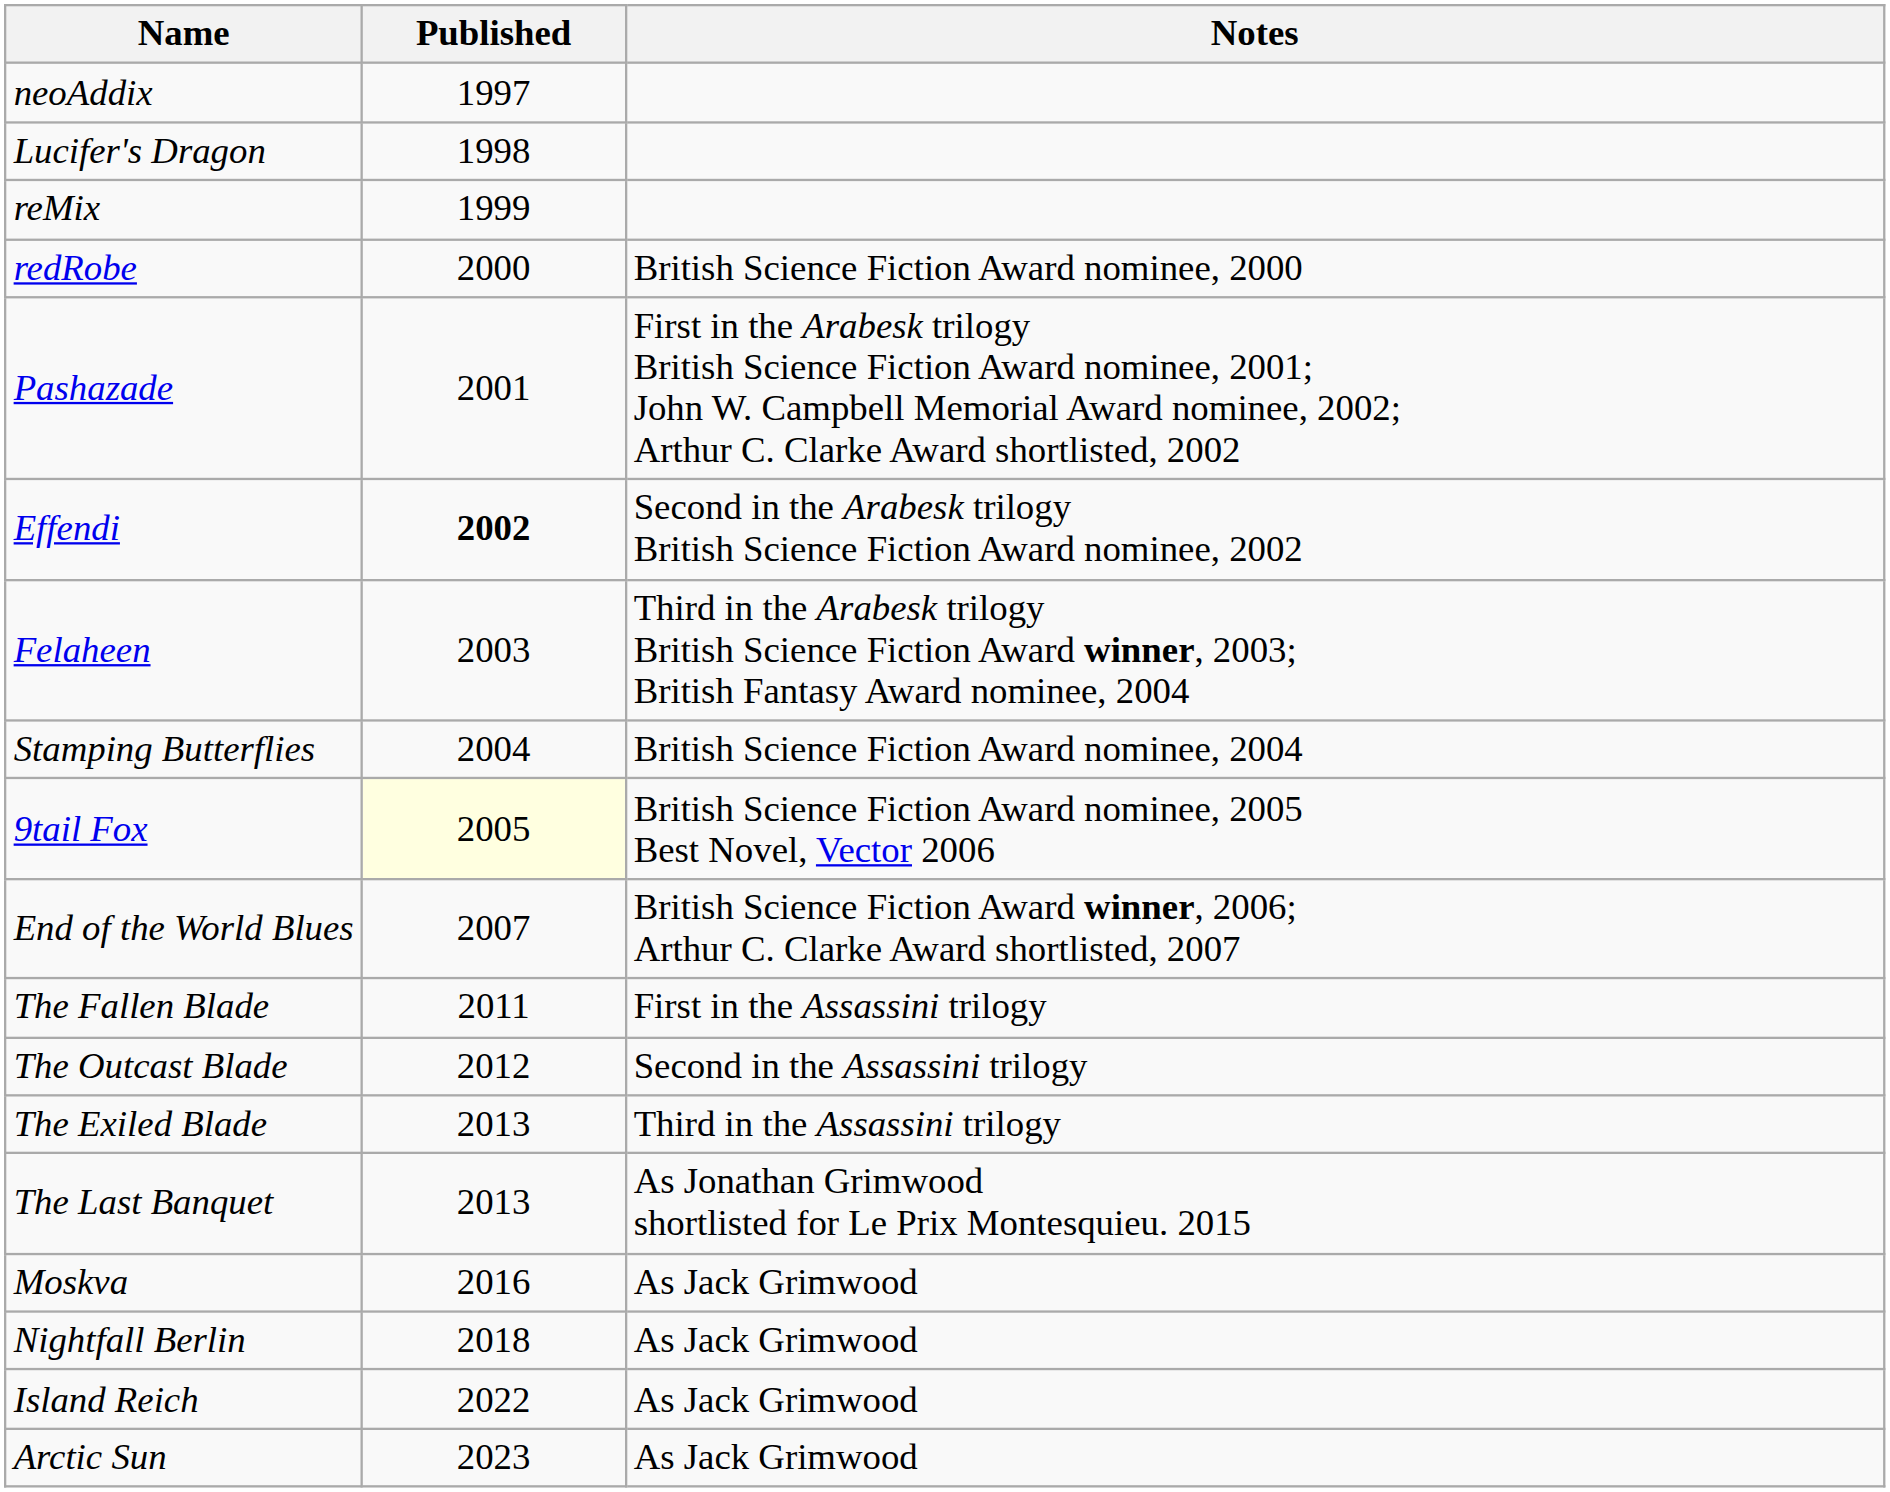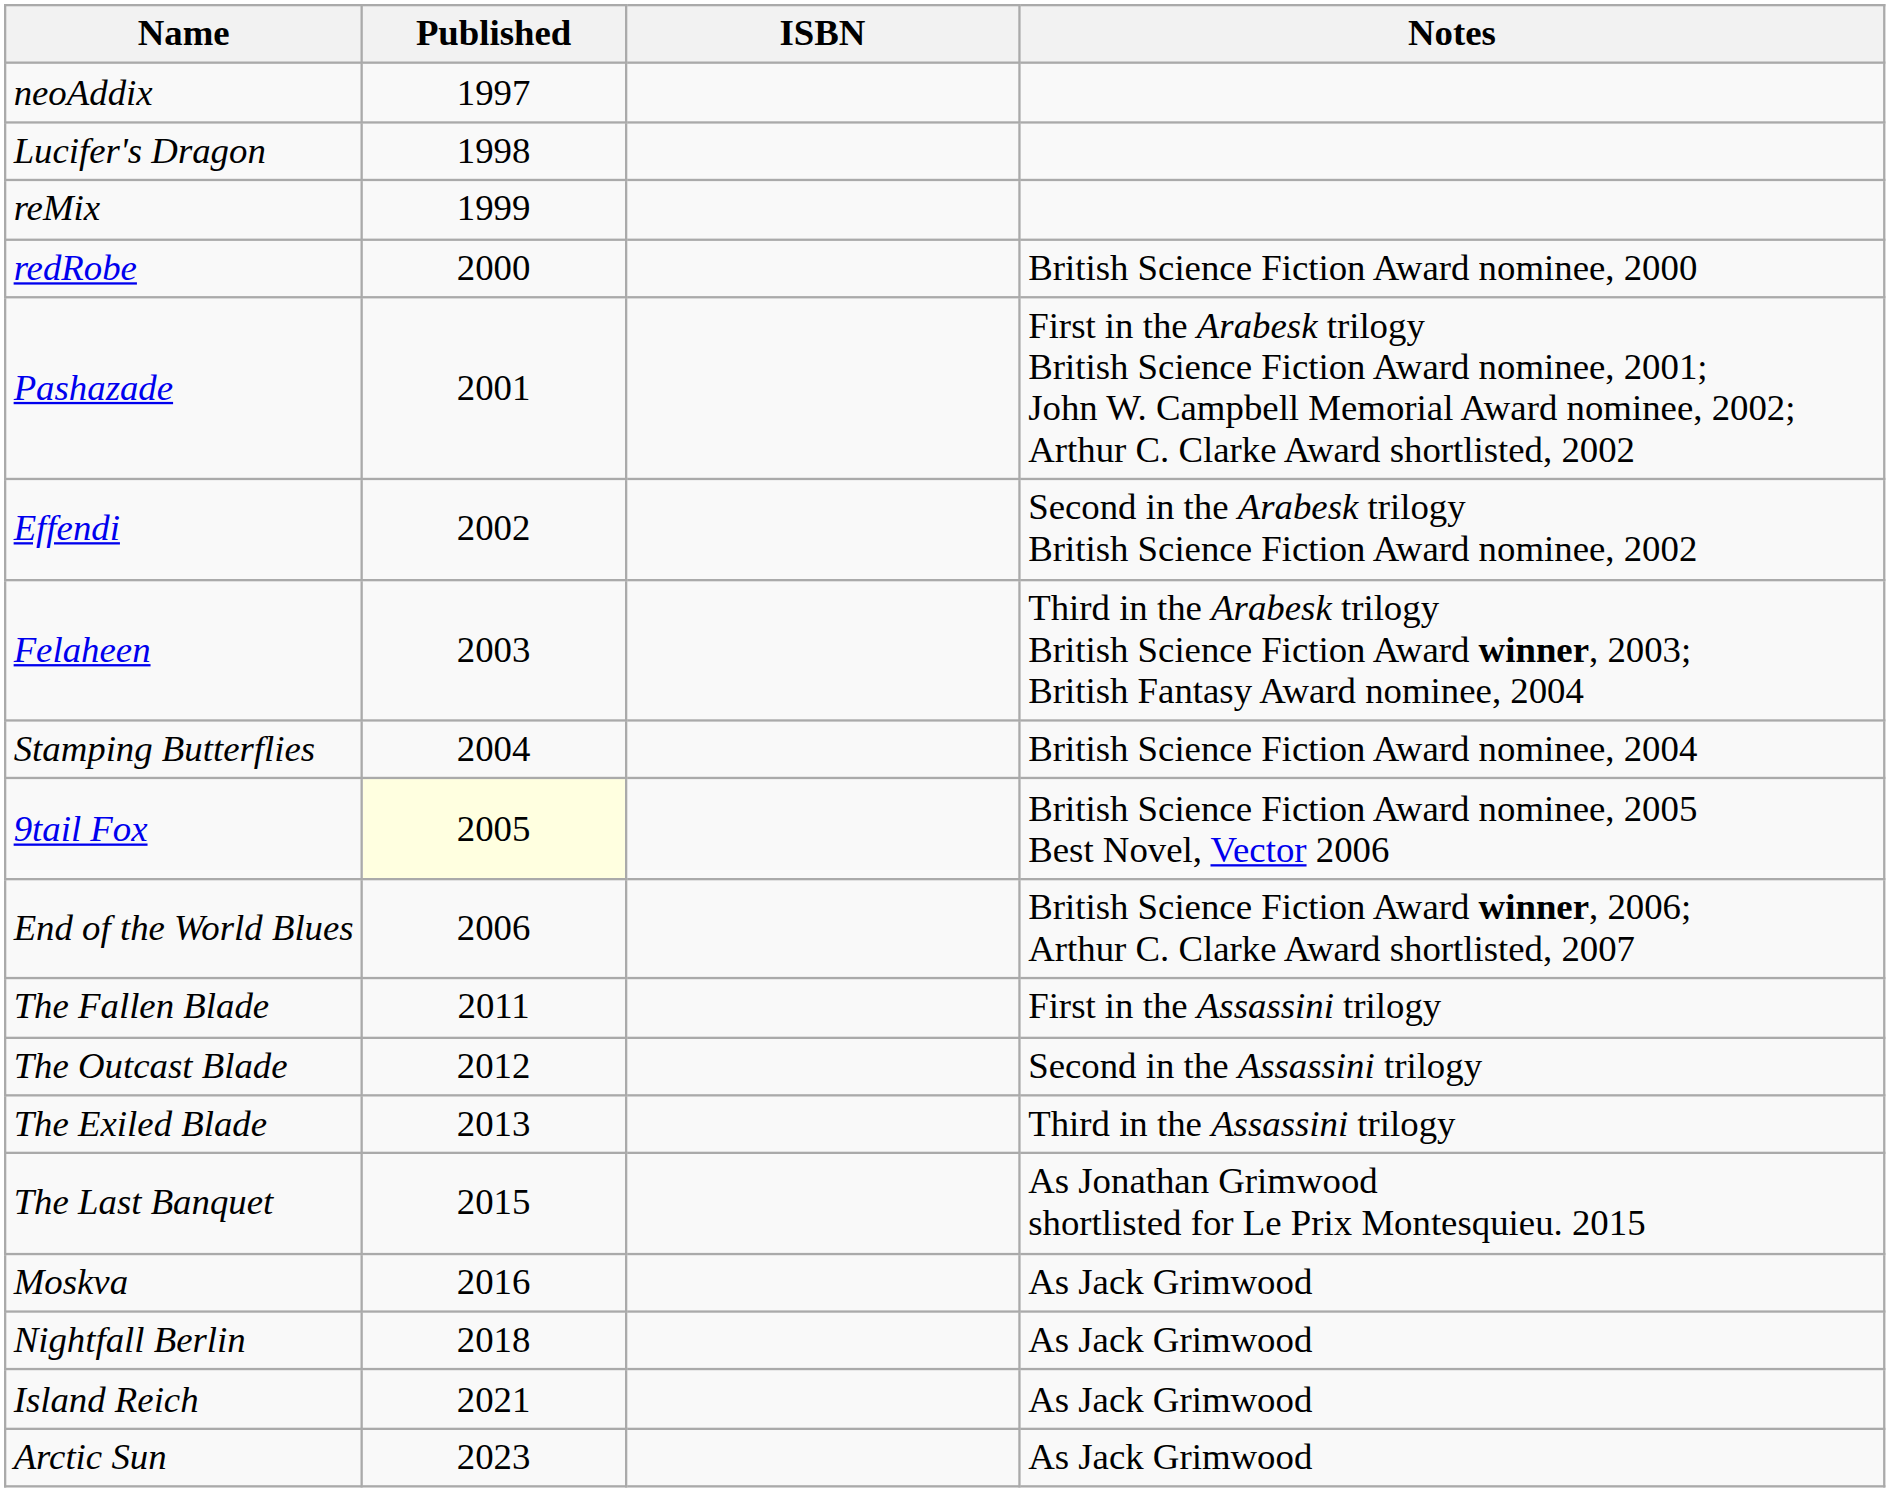+ column: (822, 33)
(494, 528) bold -> (494, 528) normal
(494, 927) 2007 -> (494, 927) 2006
(494, 1202) 2013 -> (494, 1202) 2015
(494, 1398) 2022 -> (494, 1398) 2021
